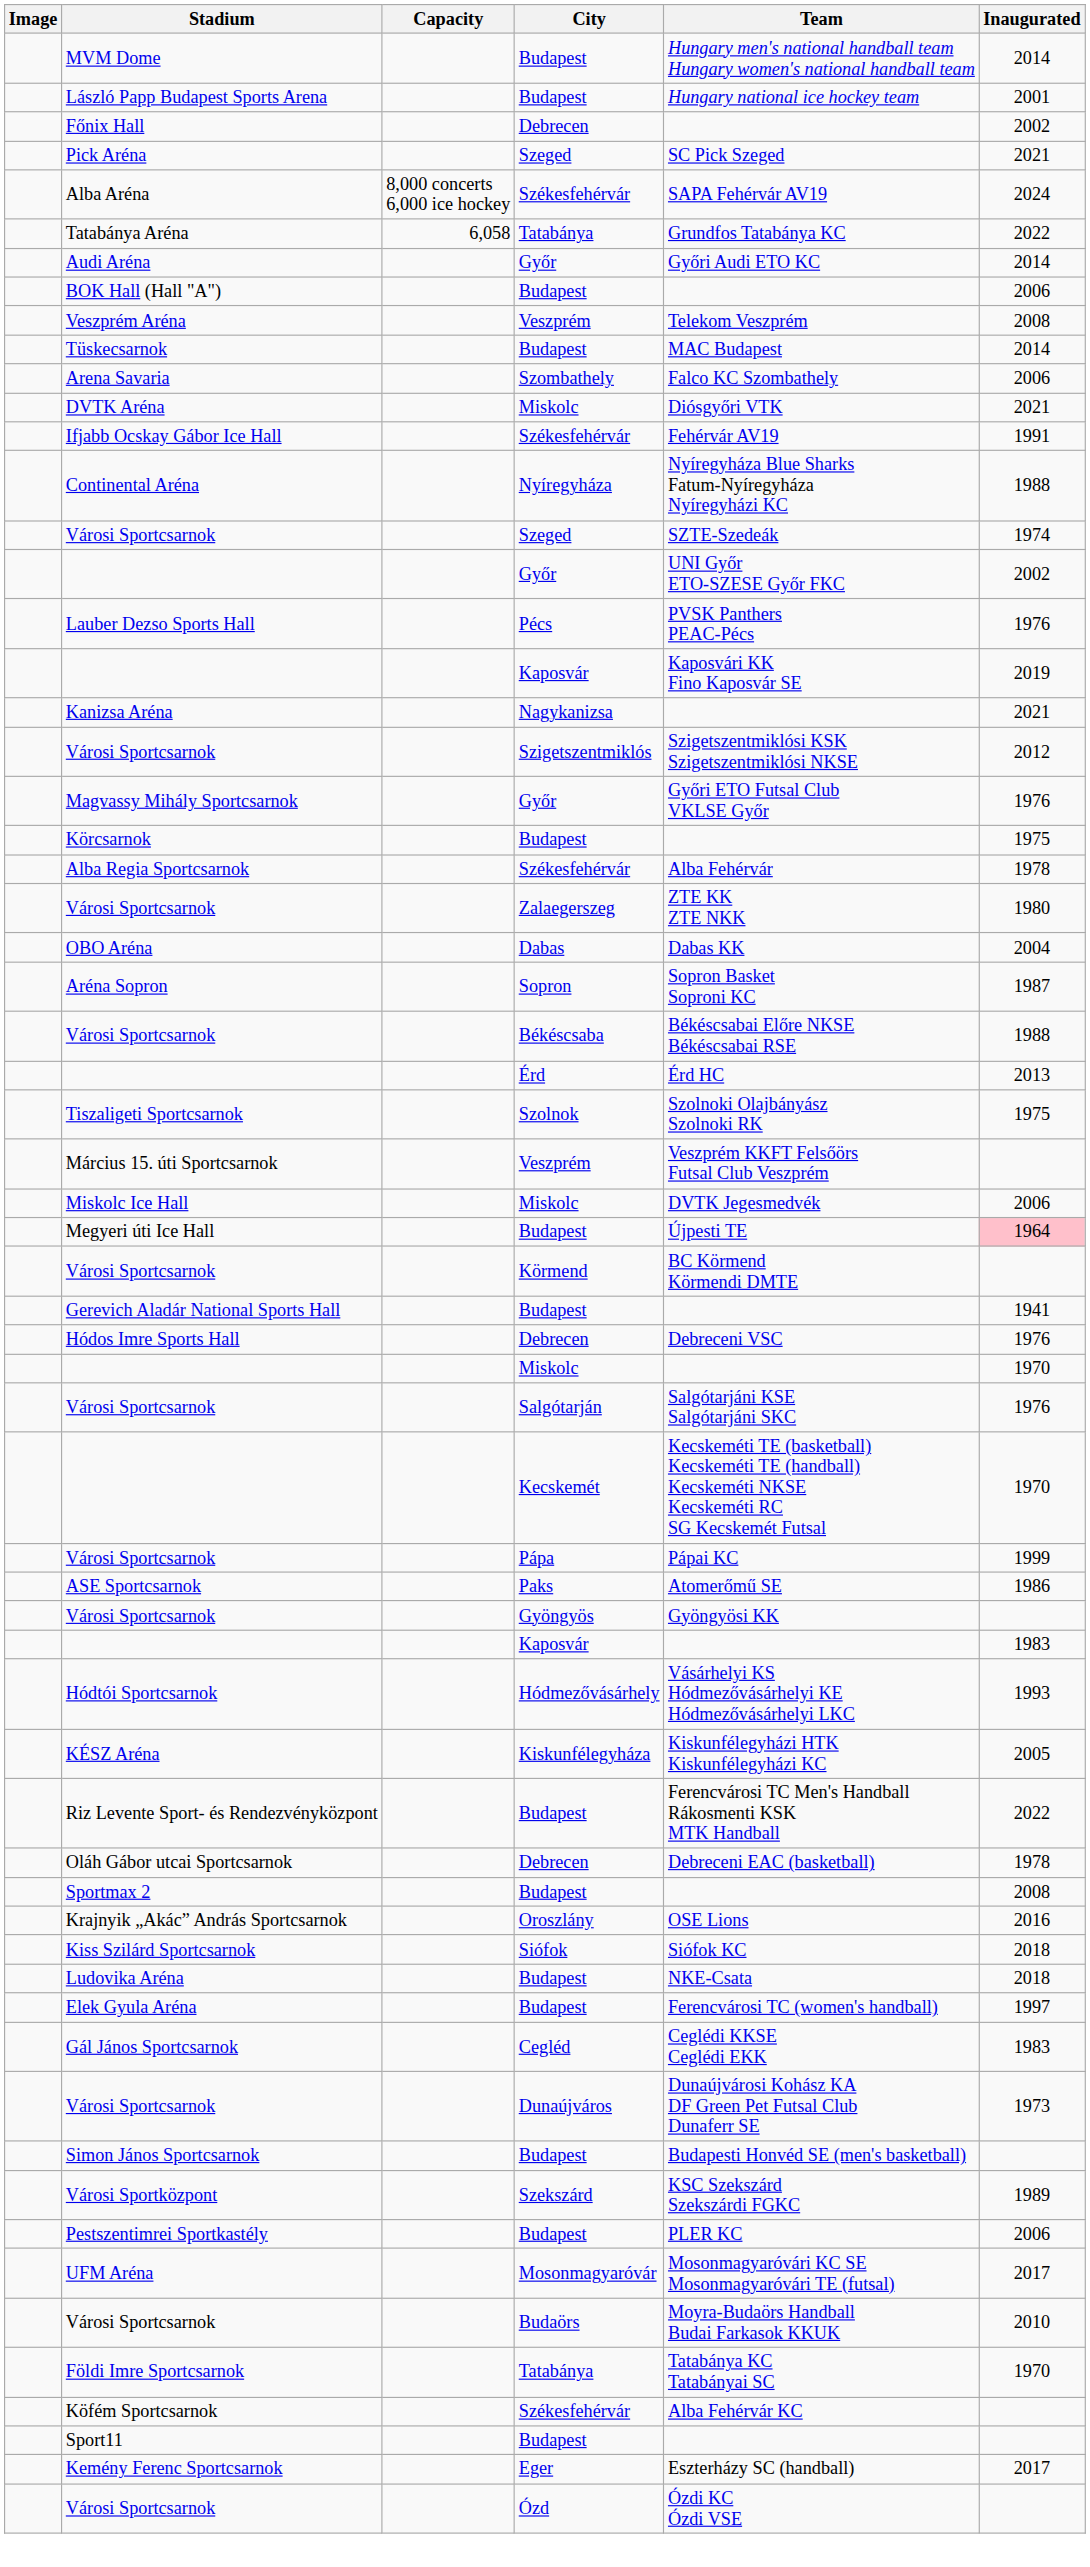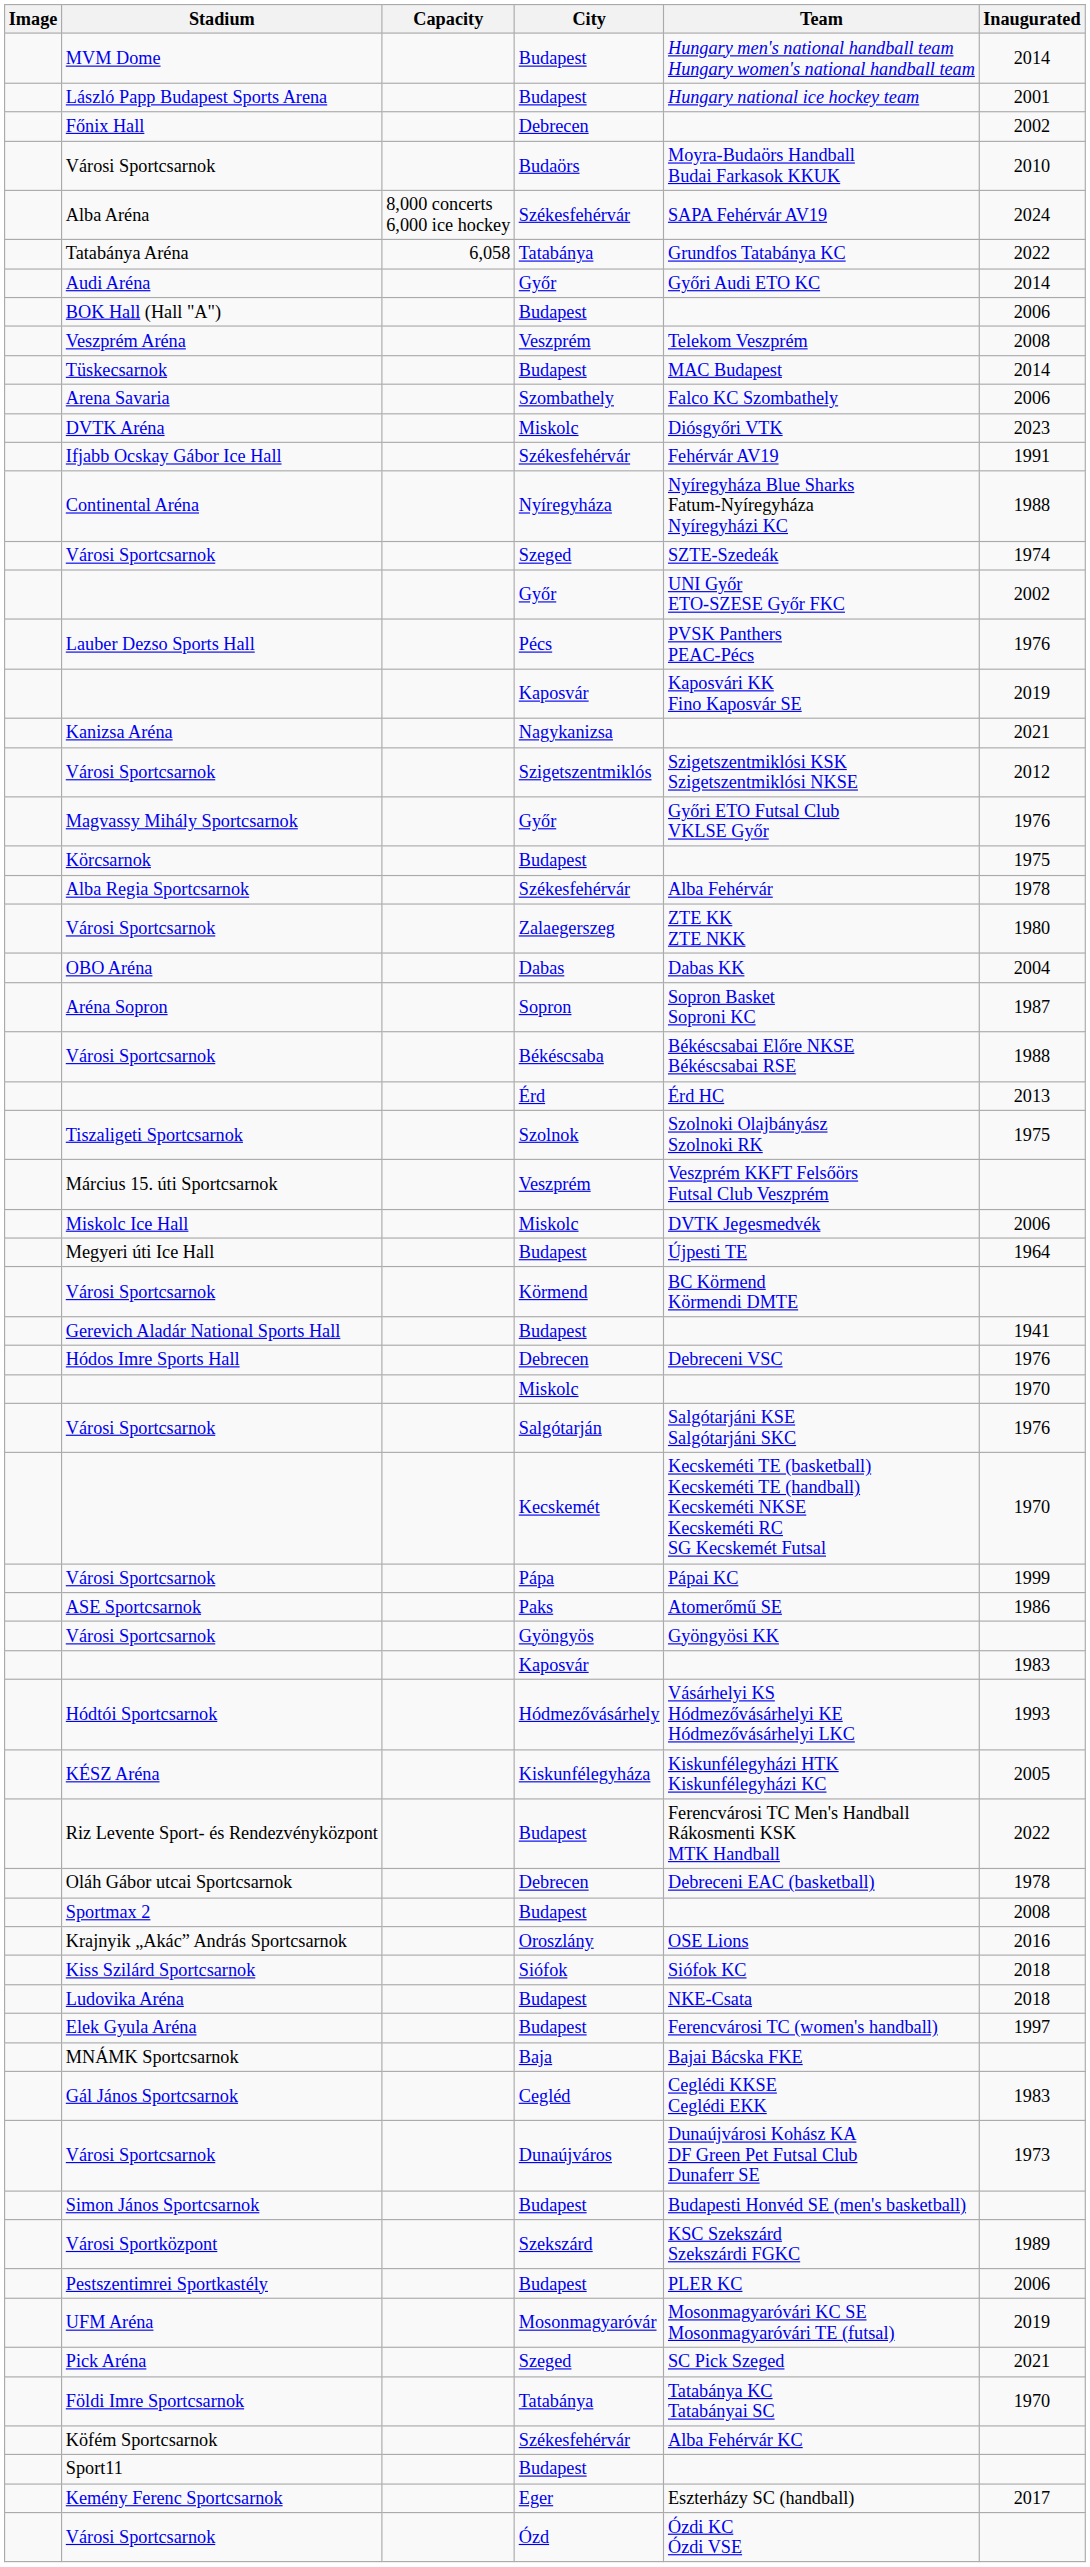rows swapped: (106, 155) <-> (141, 2322)
(1032, 407) 2021 -> (1032, 427) 2023
(1032, 1231) pink background -> (1032, 1252) no background
+ row: (152, 2056)
(1032, 2273) 2017 -> (1032, 2322) 2019
